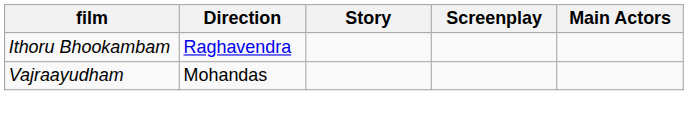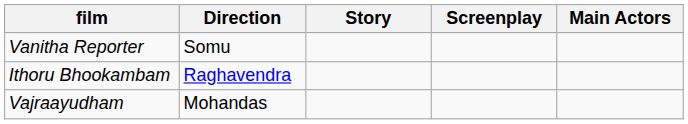+ row: (76, 47)
